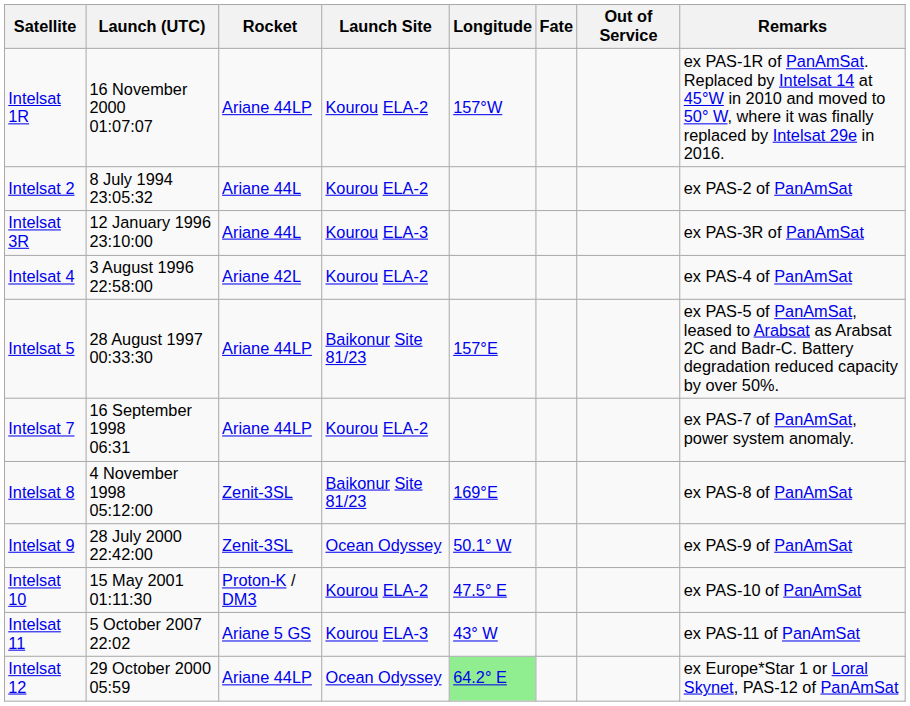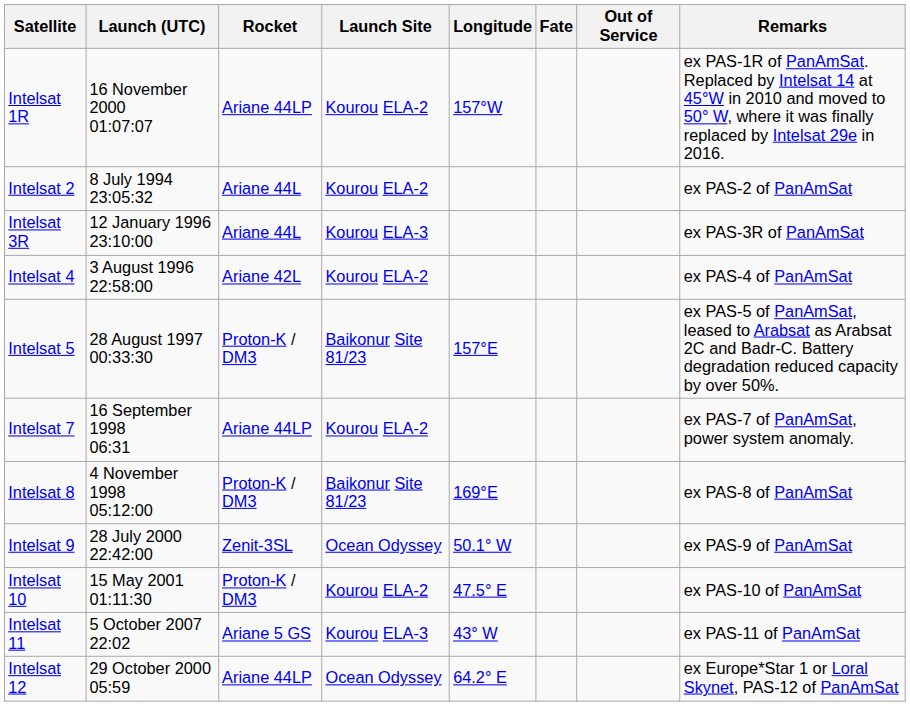(267, 348) Ariane 44LP -> (259, 348) Proton-K / DM3
(257, 492) Zenit-3SL -> (259, 492) Proton-K / DM3
(480, 678) lightgreen background -> (480, 678) no background
